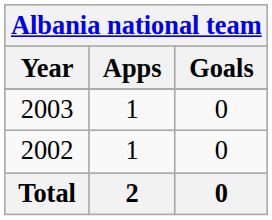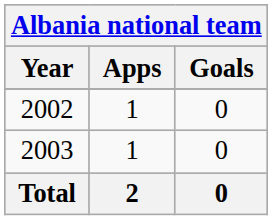rows swapped: (47, 151) <-> (47, 109)
